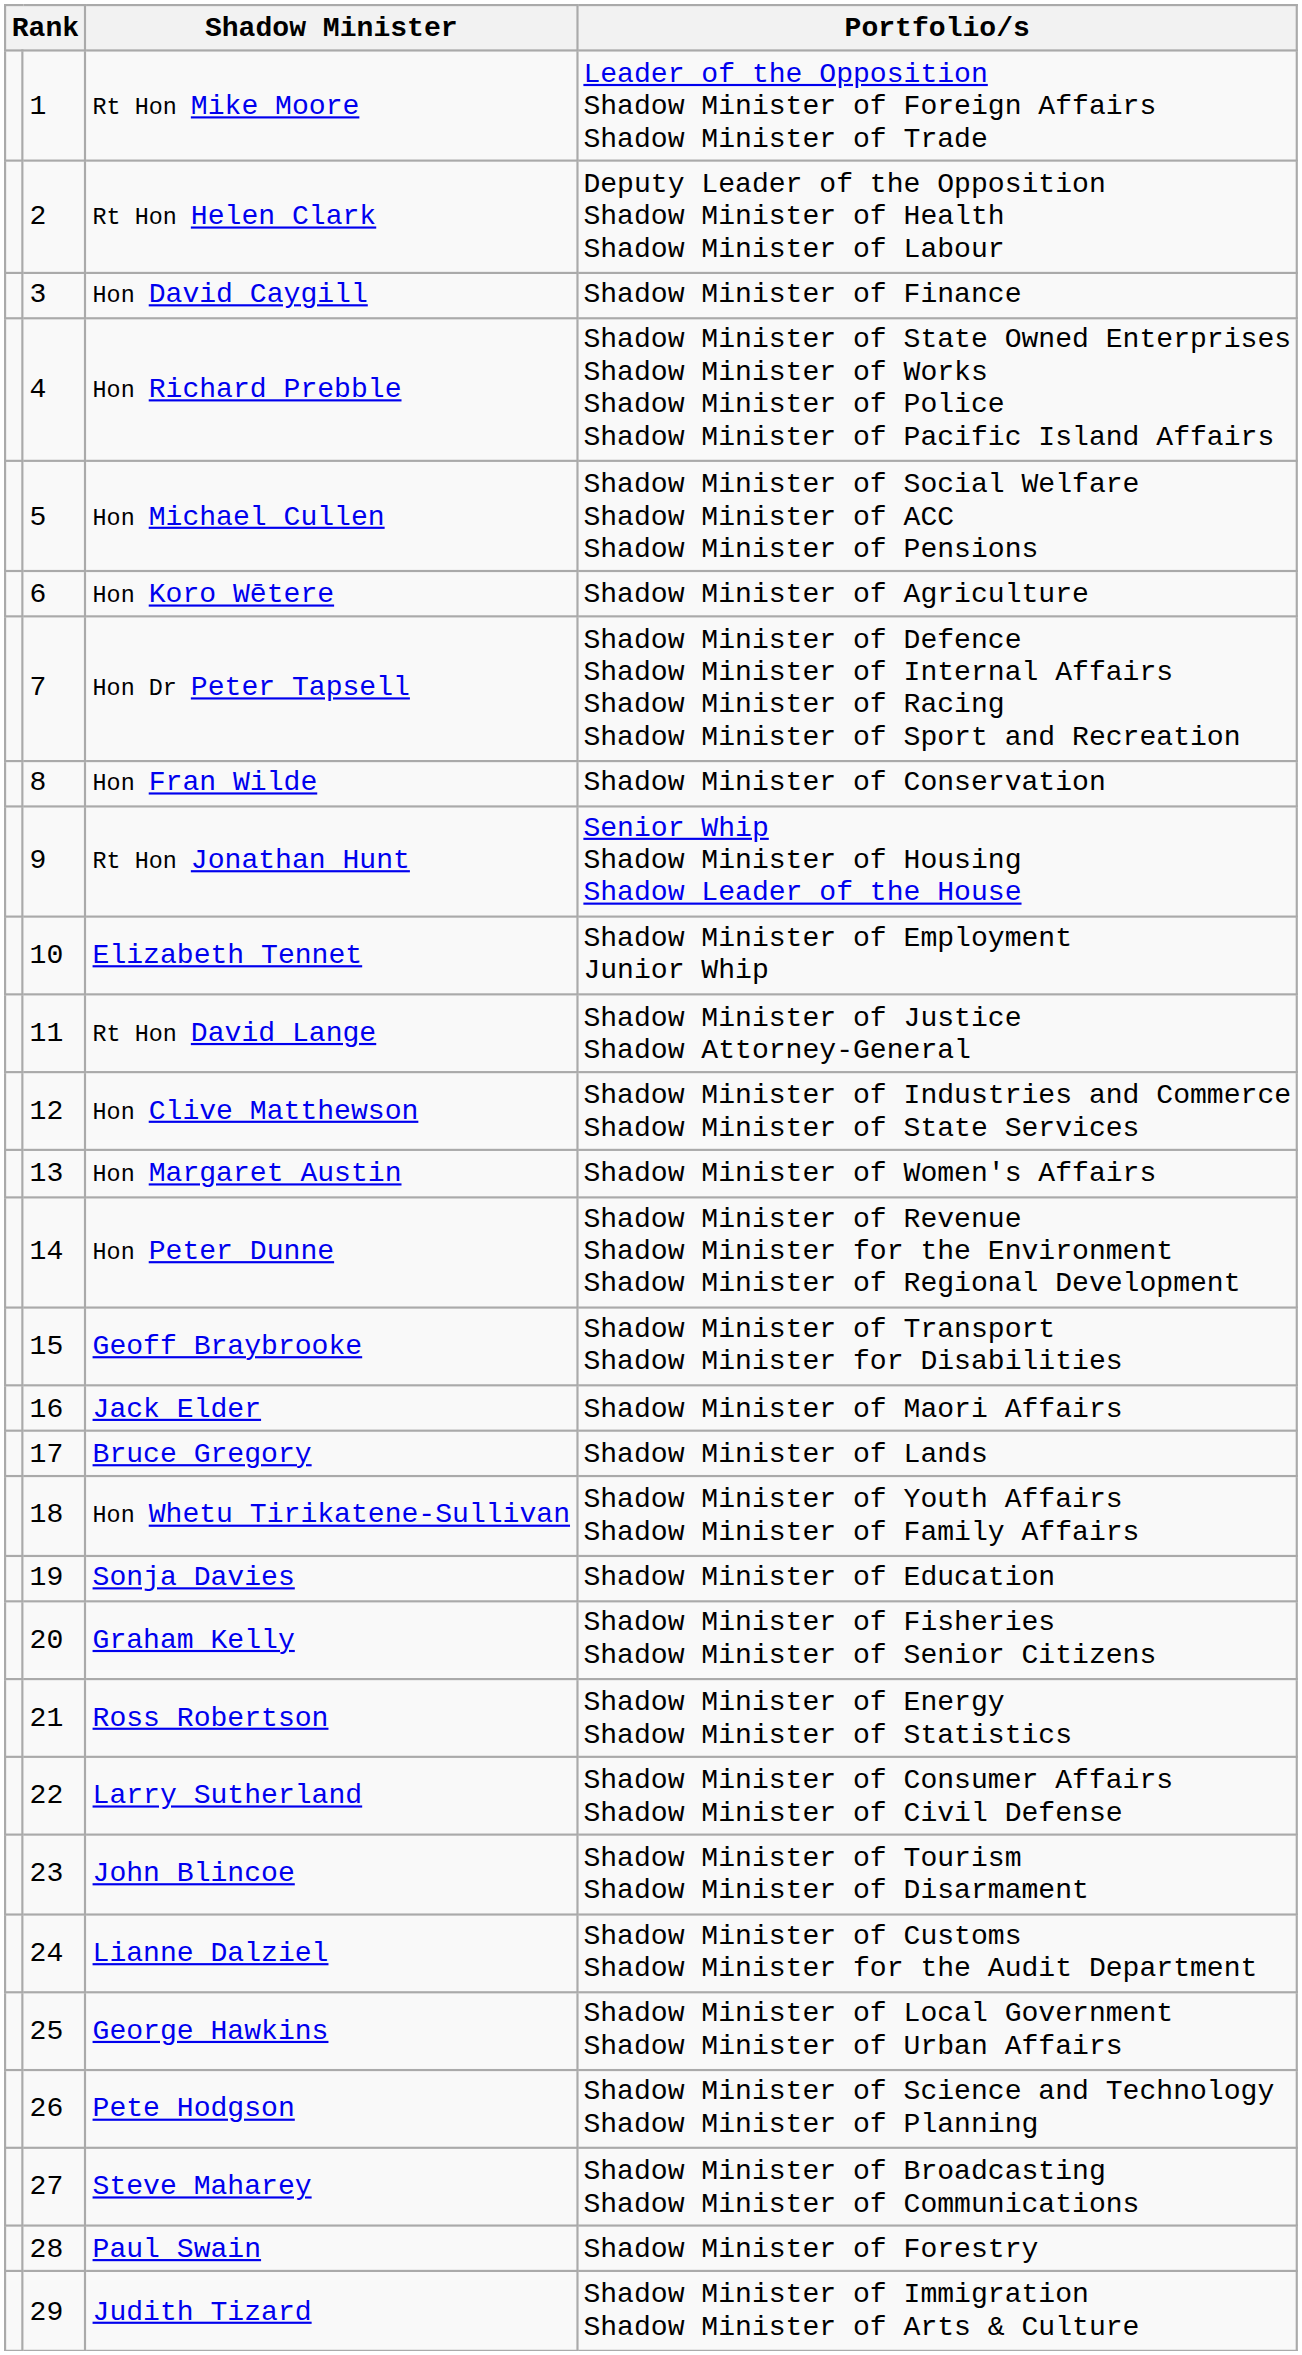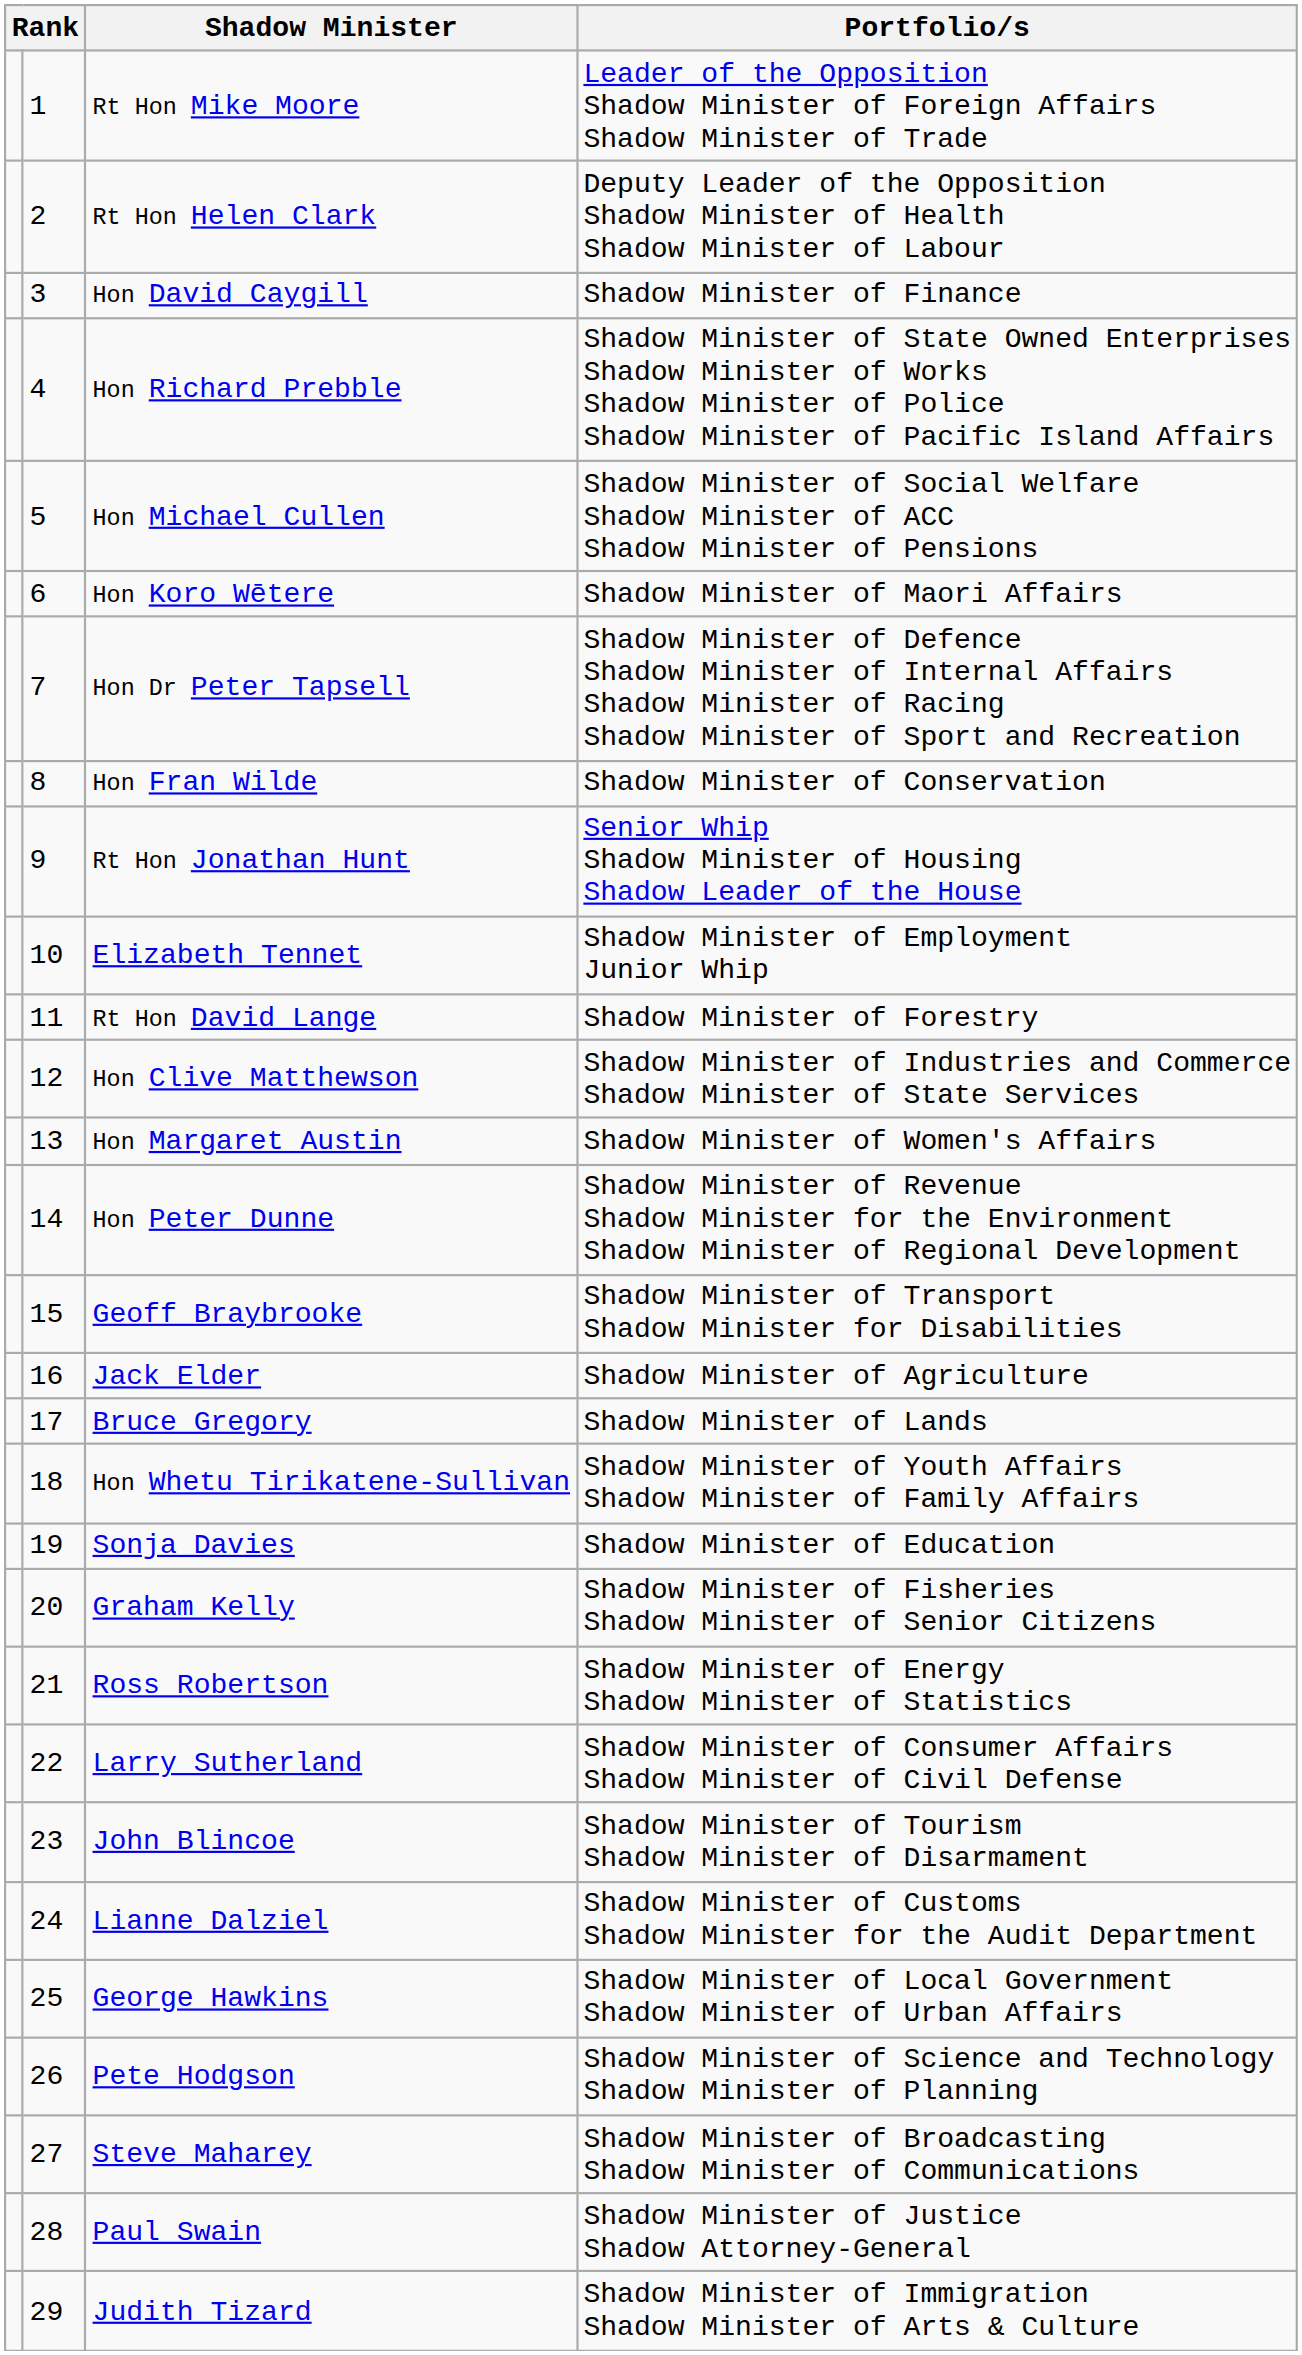(836, 594) Shadow Minister of Agriculture -> (853, 594) Shadow Minister of Maori Affairs
(802, 1034) Shadow Minister of Justice Shadow Attorney-General -> (811, 1017) Shadow Minister of Forestry
(853, 1408) Shadow Minister of Maori Affairs -> (836, 1376) Shadow Minister of Agriculture
(811, 2249) Shadow Minister of Forestry -> (802, 2233) Shadow Minister of Justice Shadow Attorney-General
